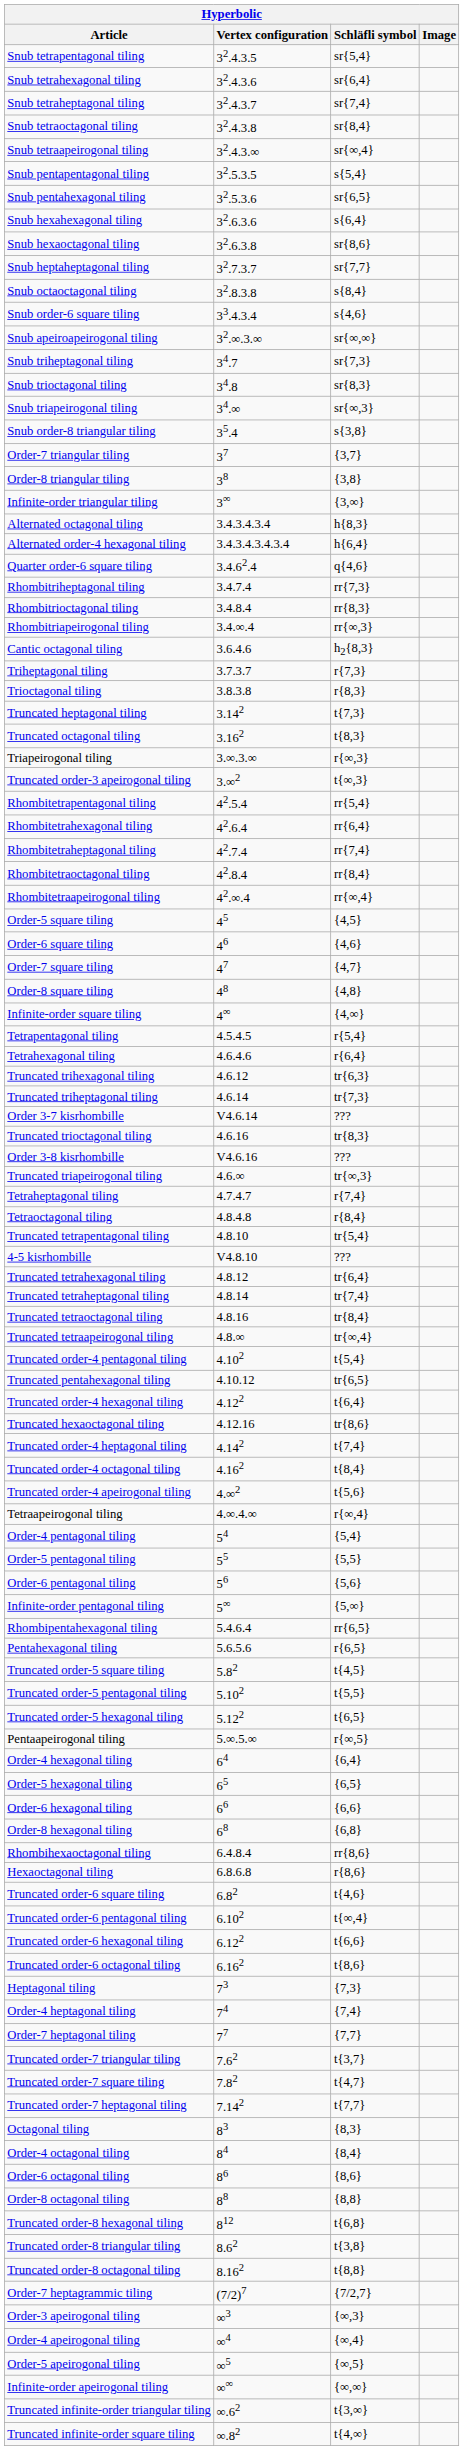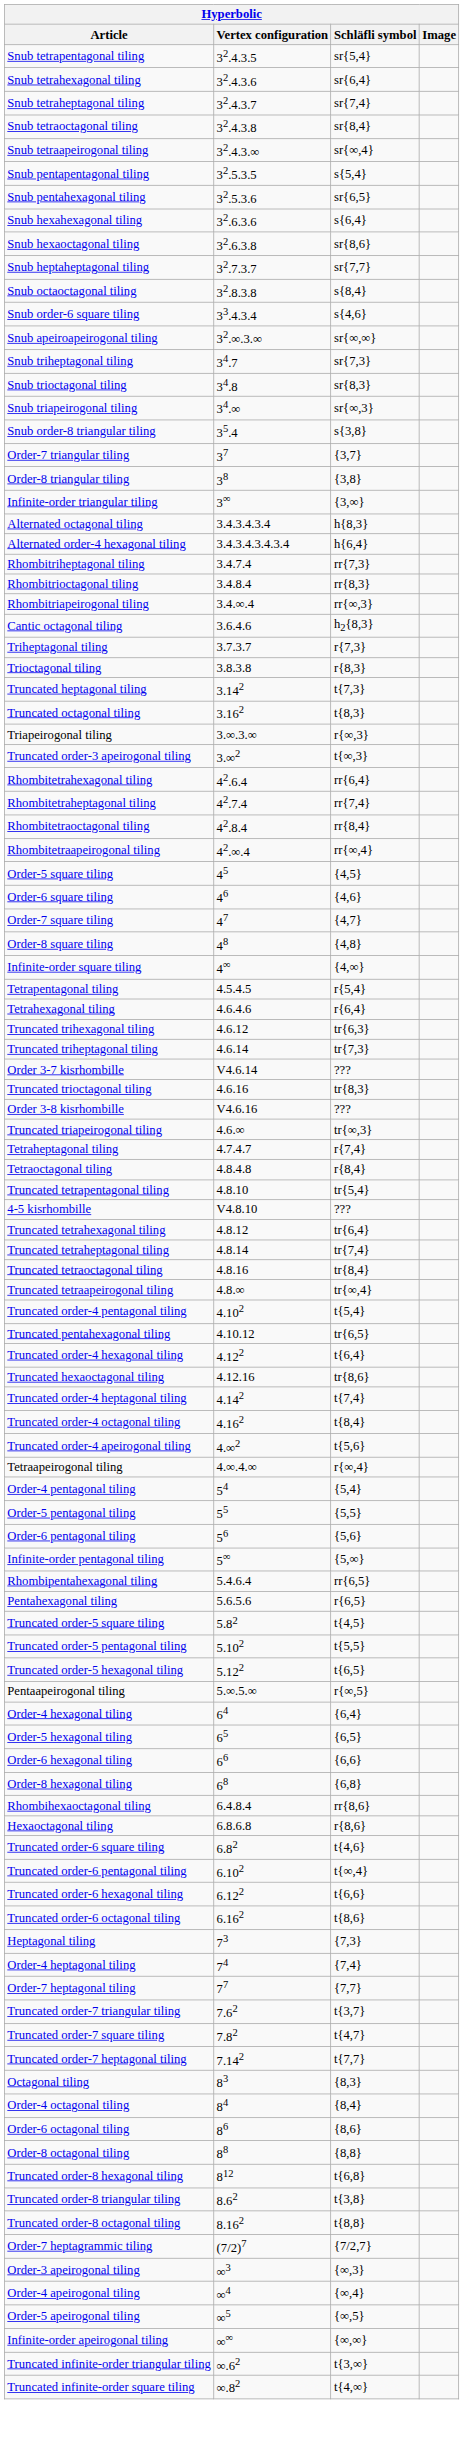- row: (80, 565)
- row: (82, 803)
